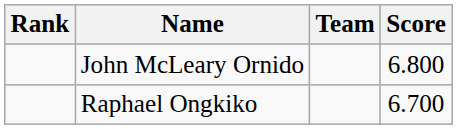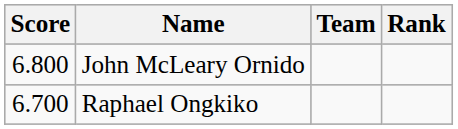columns swapped: (40, 24) <-> (416, 24)
